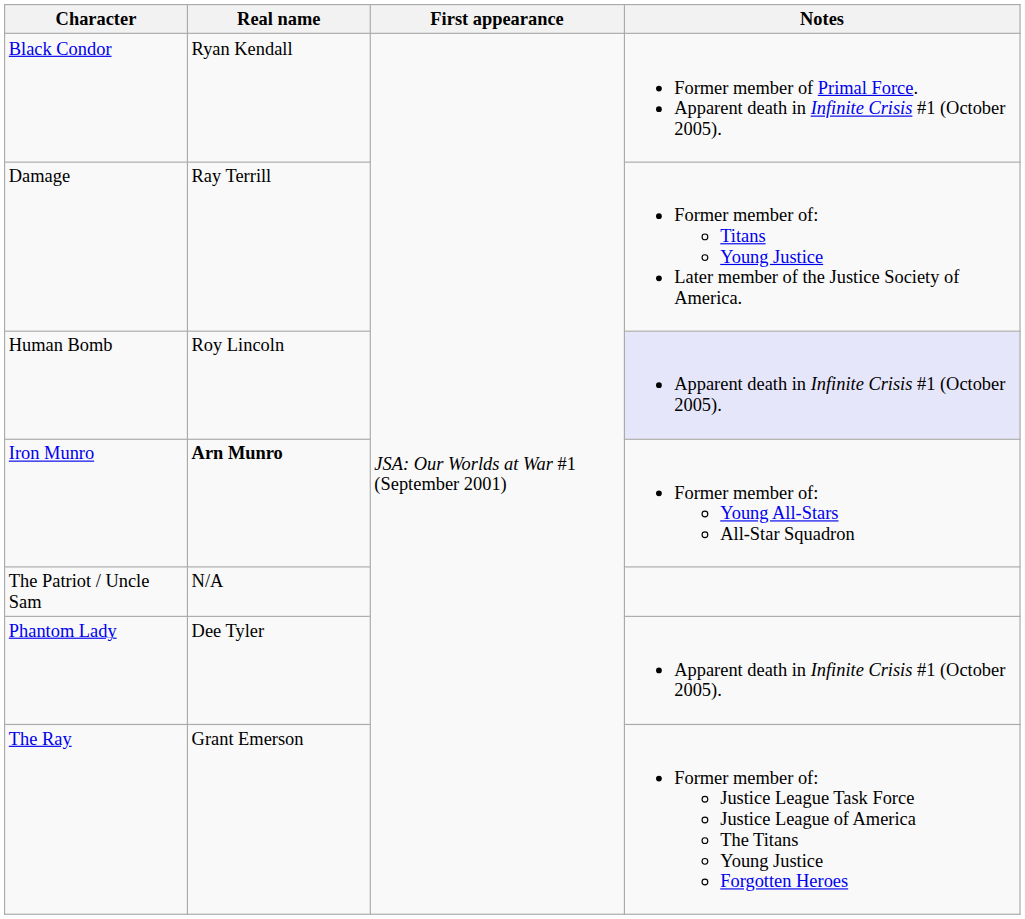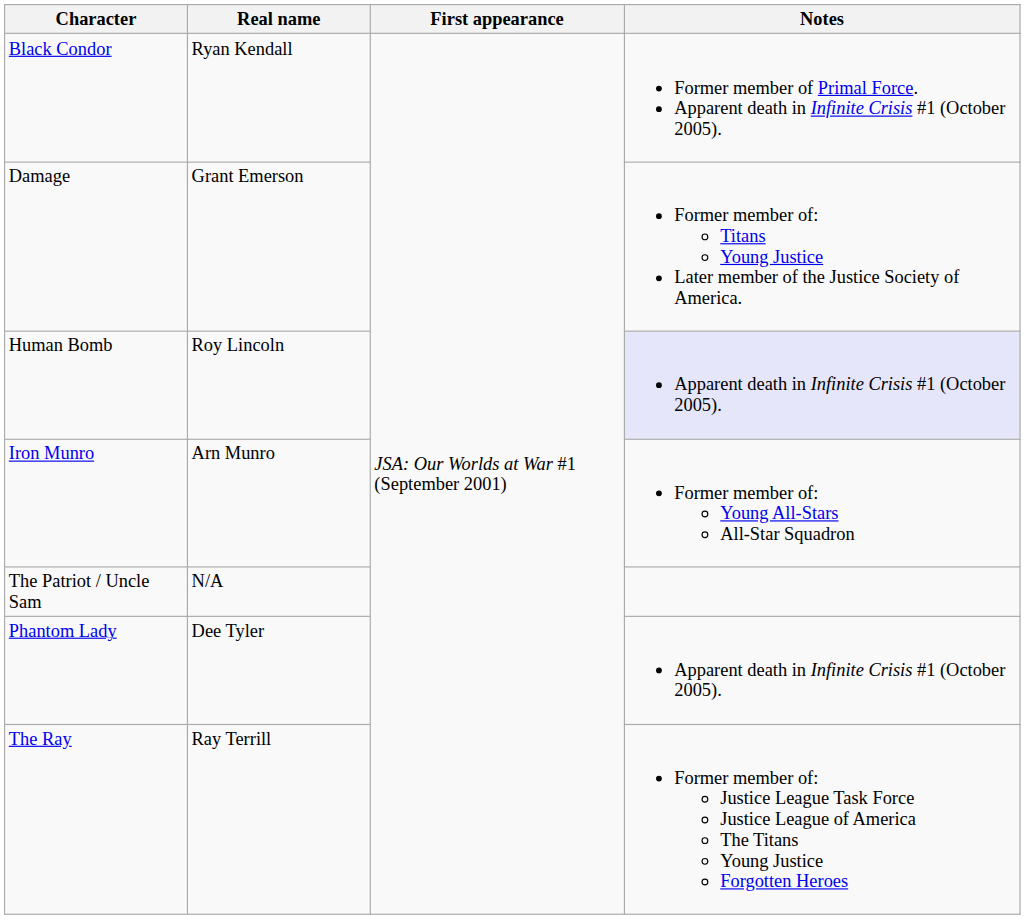(231, 176) Ray Terrill -> (248, 176) Grant Emerson
(237, 453) bold -> (233, 453) normal
(248, 738) Grant Emerson -> (231, 738) Ray Terrill
